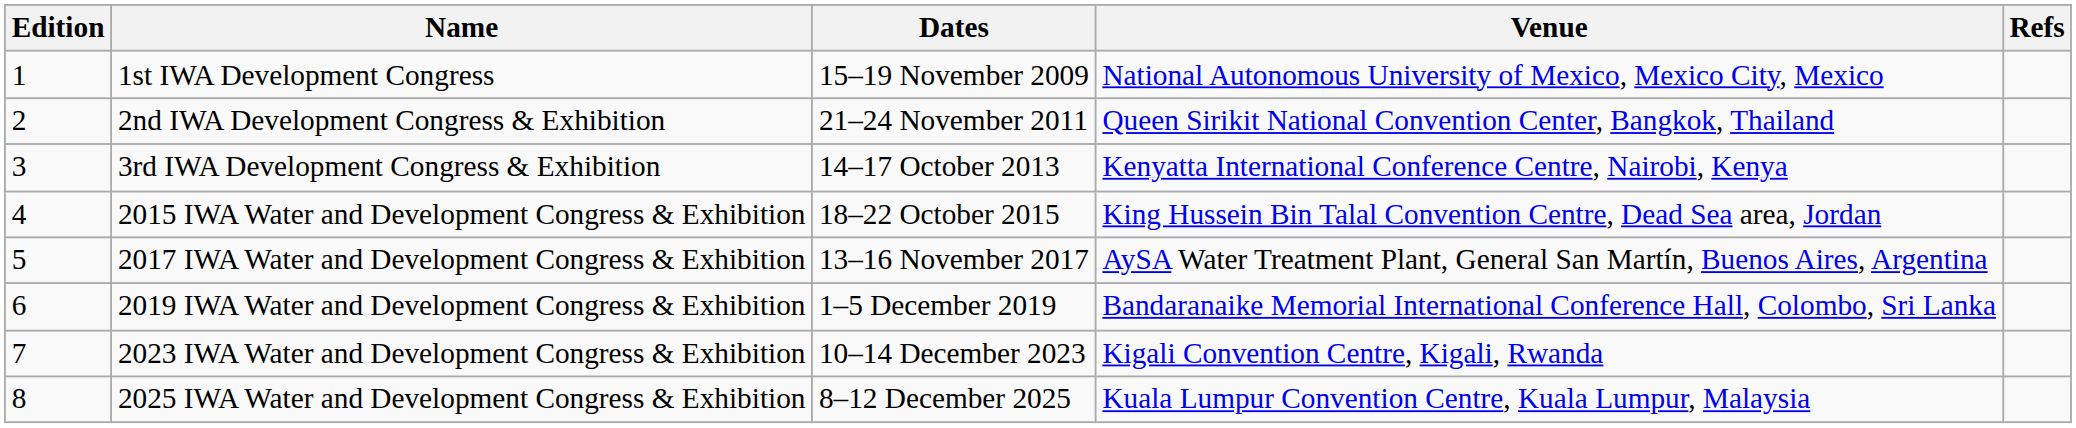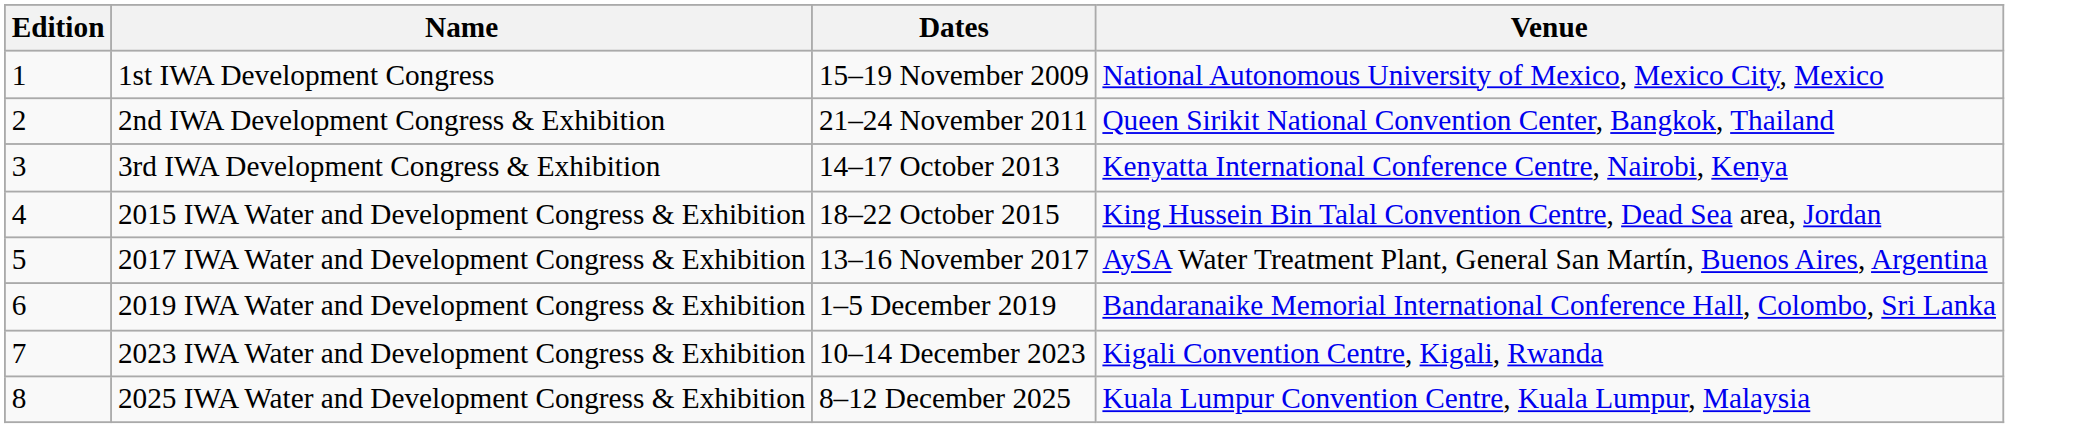- column: (2037, 27)
